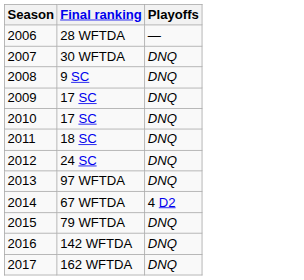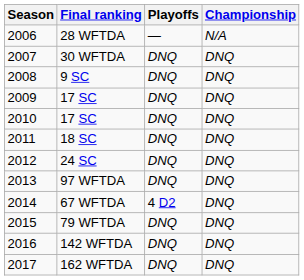+ column: (251, 14)
